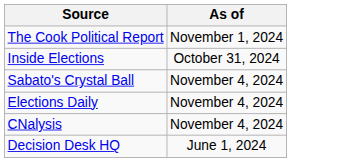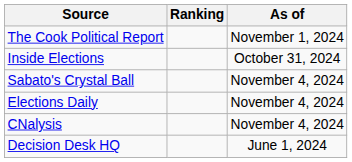+ column: (197, 15)
